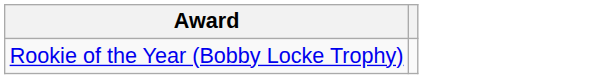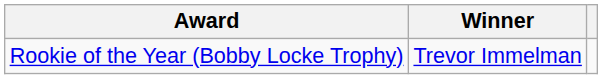+ column: (498, 21)
